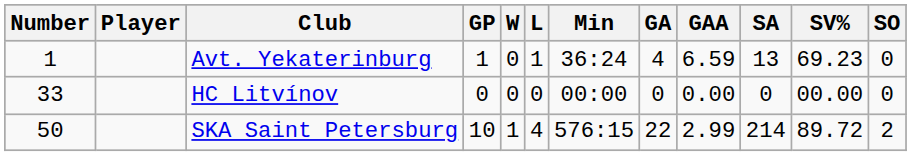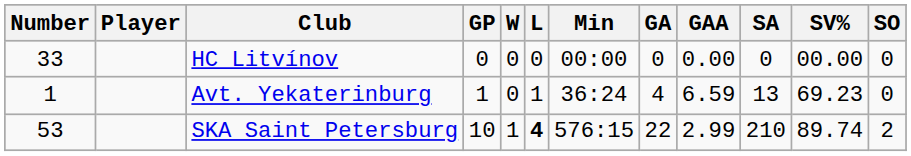rows swapped: (311, 59) <-> (265, 95)
(50, 132) 50 -> (50, 132) 53
(537, 132) normal -> (537, 132) bold
(766, 132) 214 -> (766, 132) 210
(830, 132) 89.72 -> (830, 132) 89.74
